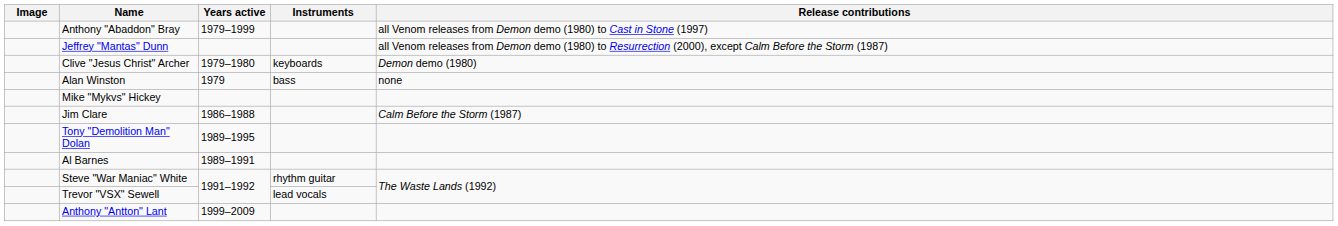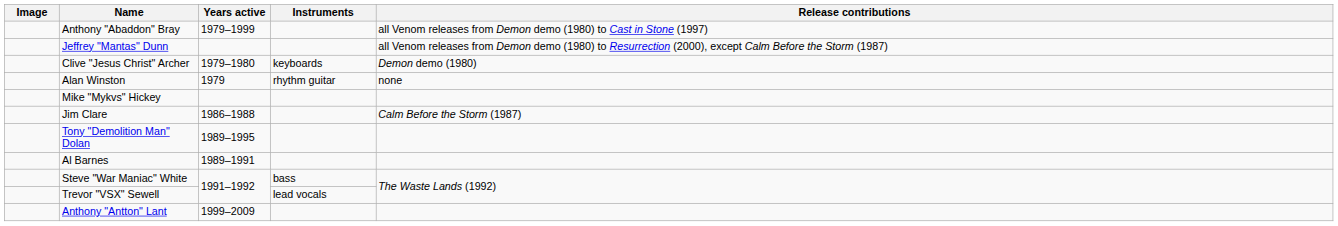(284, 81) bass -> (304, 81) rhythm guitar
(304, 178) rhythm guitar -> (284, 178) bass
